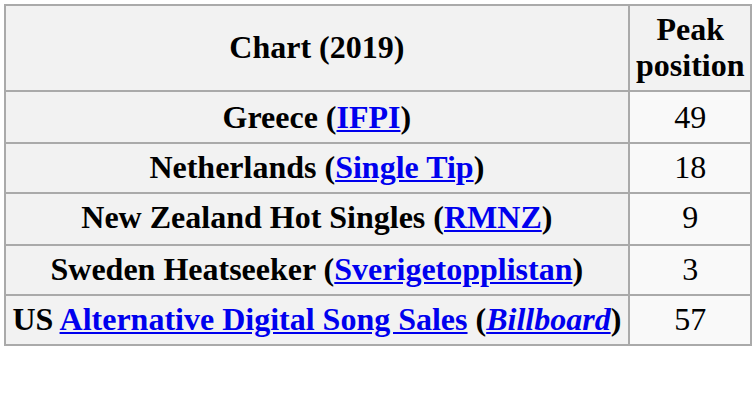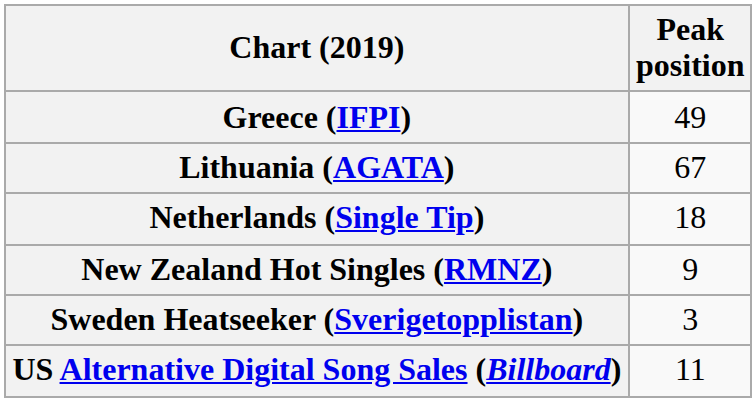+ row: (317, 167)
(690, 319) 57 -> (690, 370) 11
